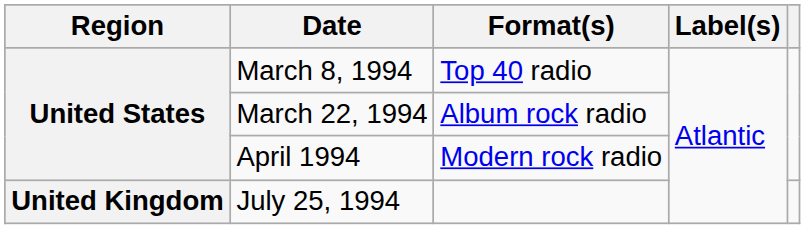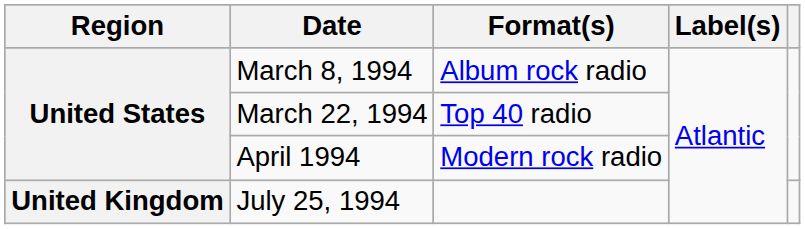(516, 69) Top 40 radio -> (544, 69) Album rock radio
(544, 113) Album rock radio -> (516, 113) Top 40 radio
